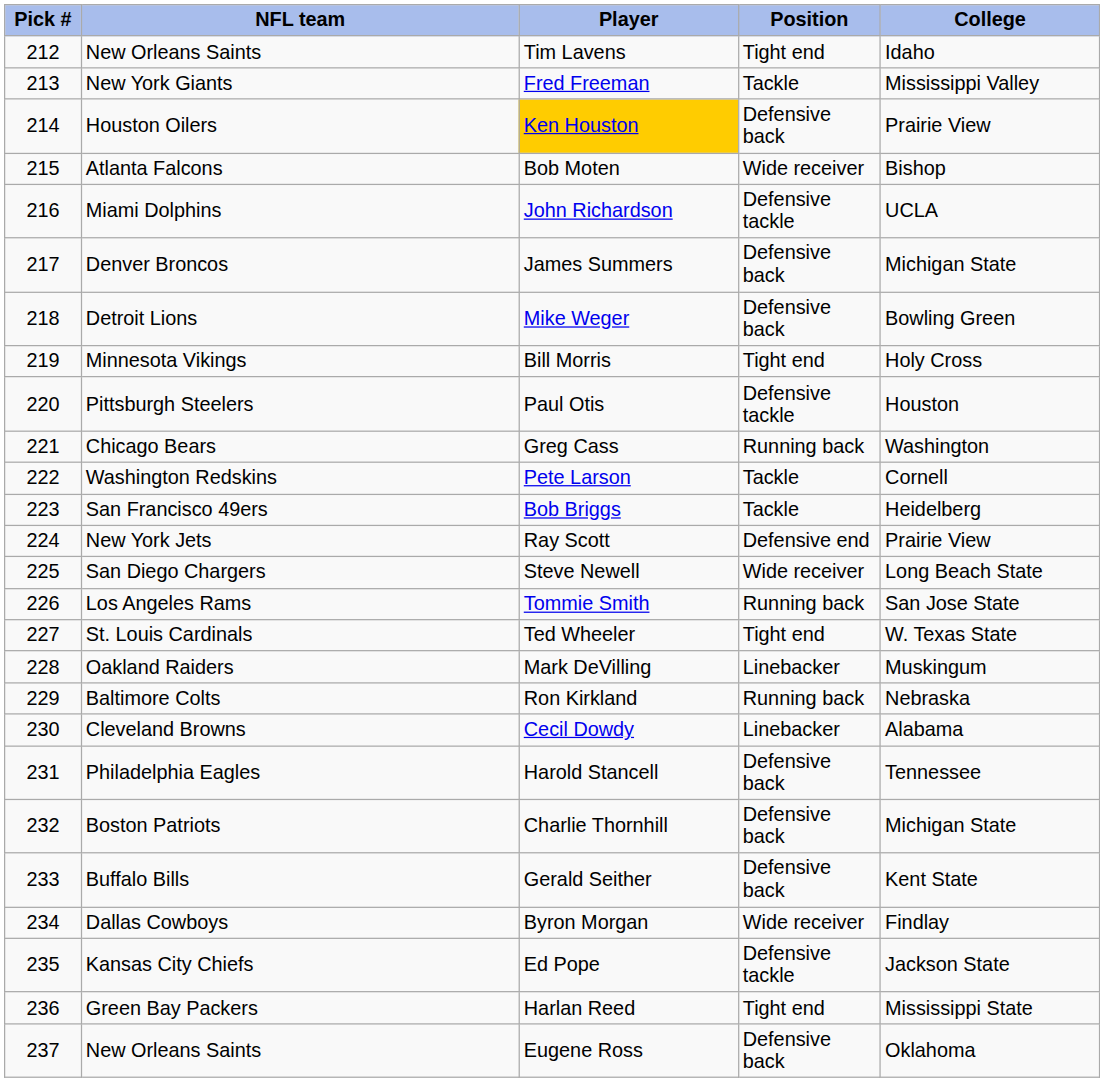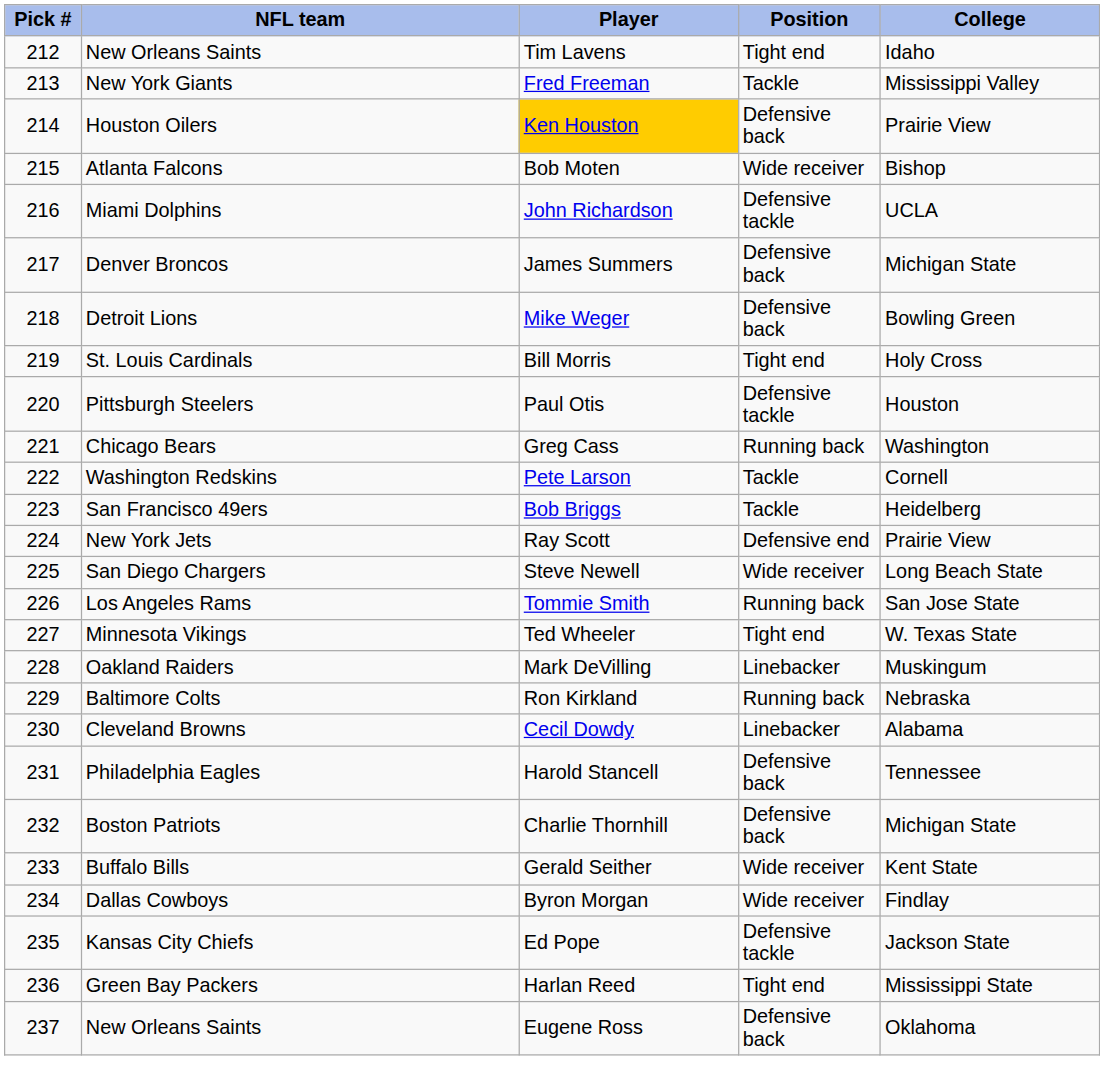(166, 361) Minnesota Vikings -> (169, 361) St. Louis Cardinals
(169, 635) St. Louis Cardinals -> (166, 635) Minnesota Vikings
(787, 879) Defensive back -> (803, 868) Wide receiver
